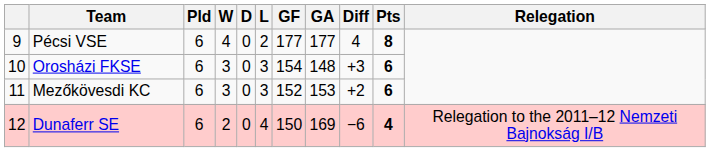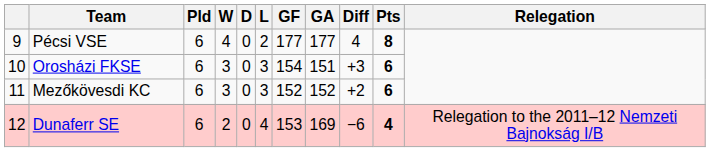(323, 66) 148 -> (323, 66) 151
(323, 91) 153 -> (323, 91) 152
(289, 125) 150 -> (289, 125) 153
